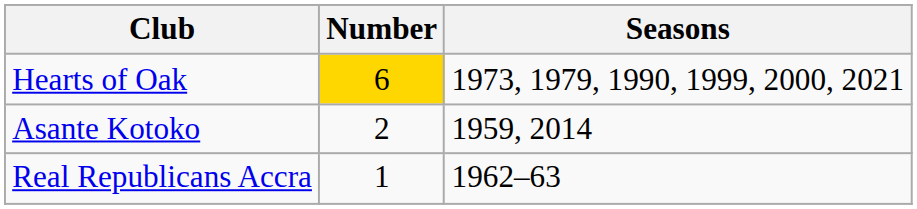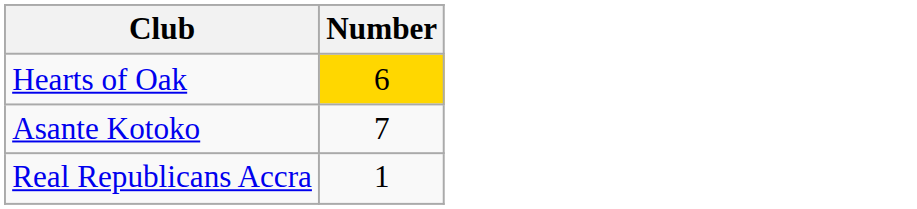- column: (678, 29)
(382, 128) 2 -> (382, 128) 7
